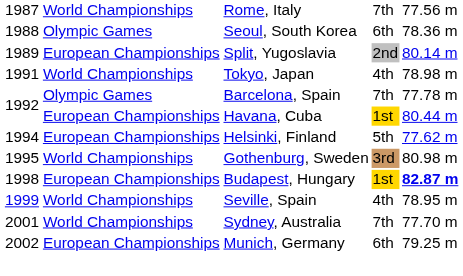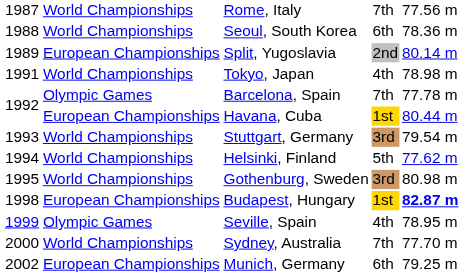(98, 31) Olympic Games -> (118, 31) World Championships
+ row: (288, 137)
(131, 137) European Championships -> (118, 158) World Championships
(118, 200) World Championships -> (98, 221) Olympic Games
(22, 221) 2001 -> (22, 242) 2000
